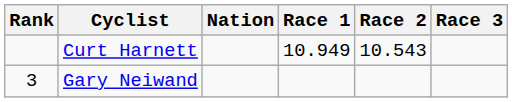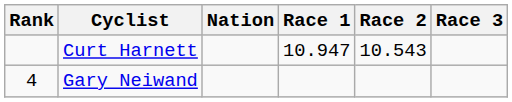(317, 50) 10.949 -> (317, 50) 10.947
(32, 81) 3 -> (32, 81) 4
